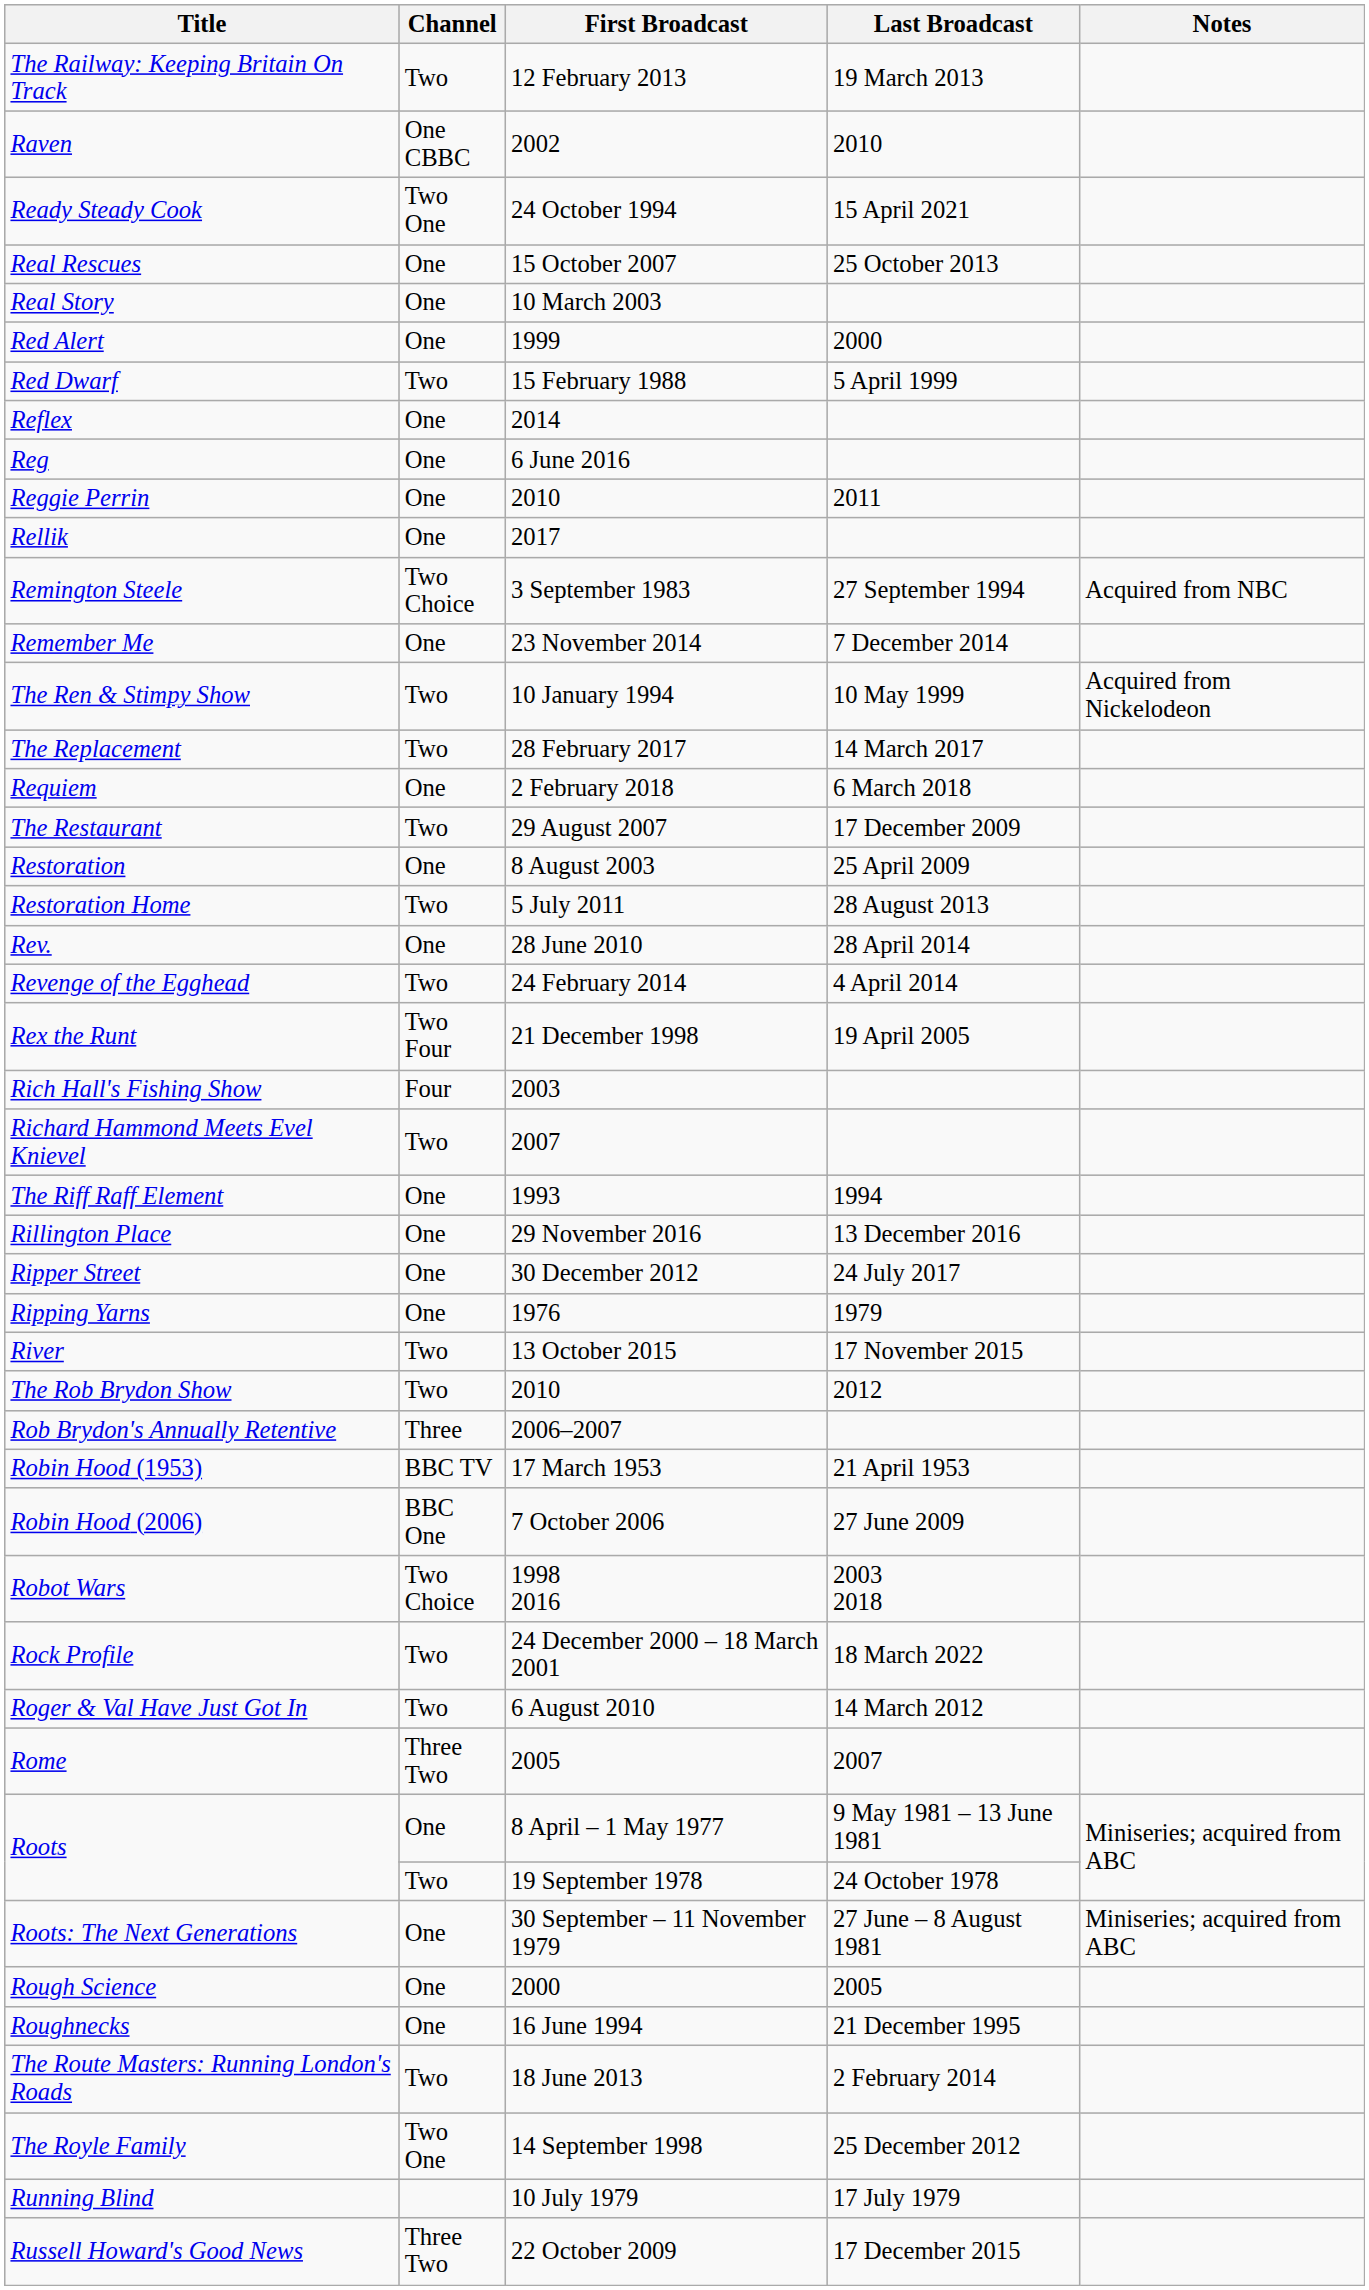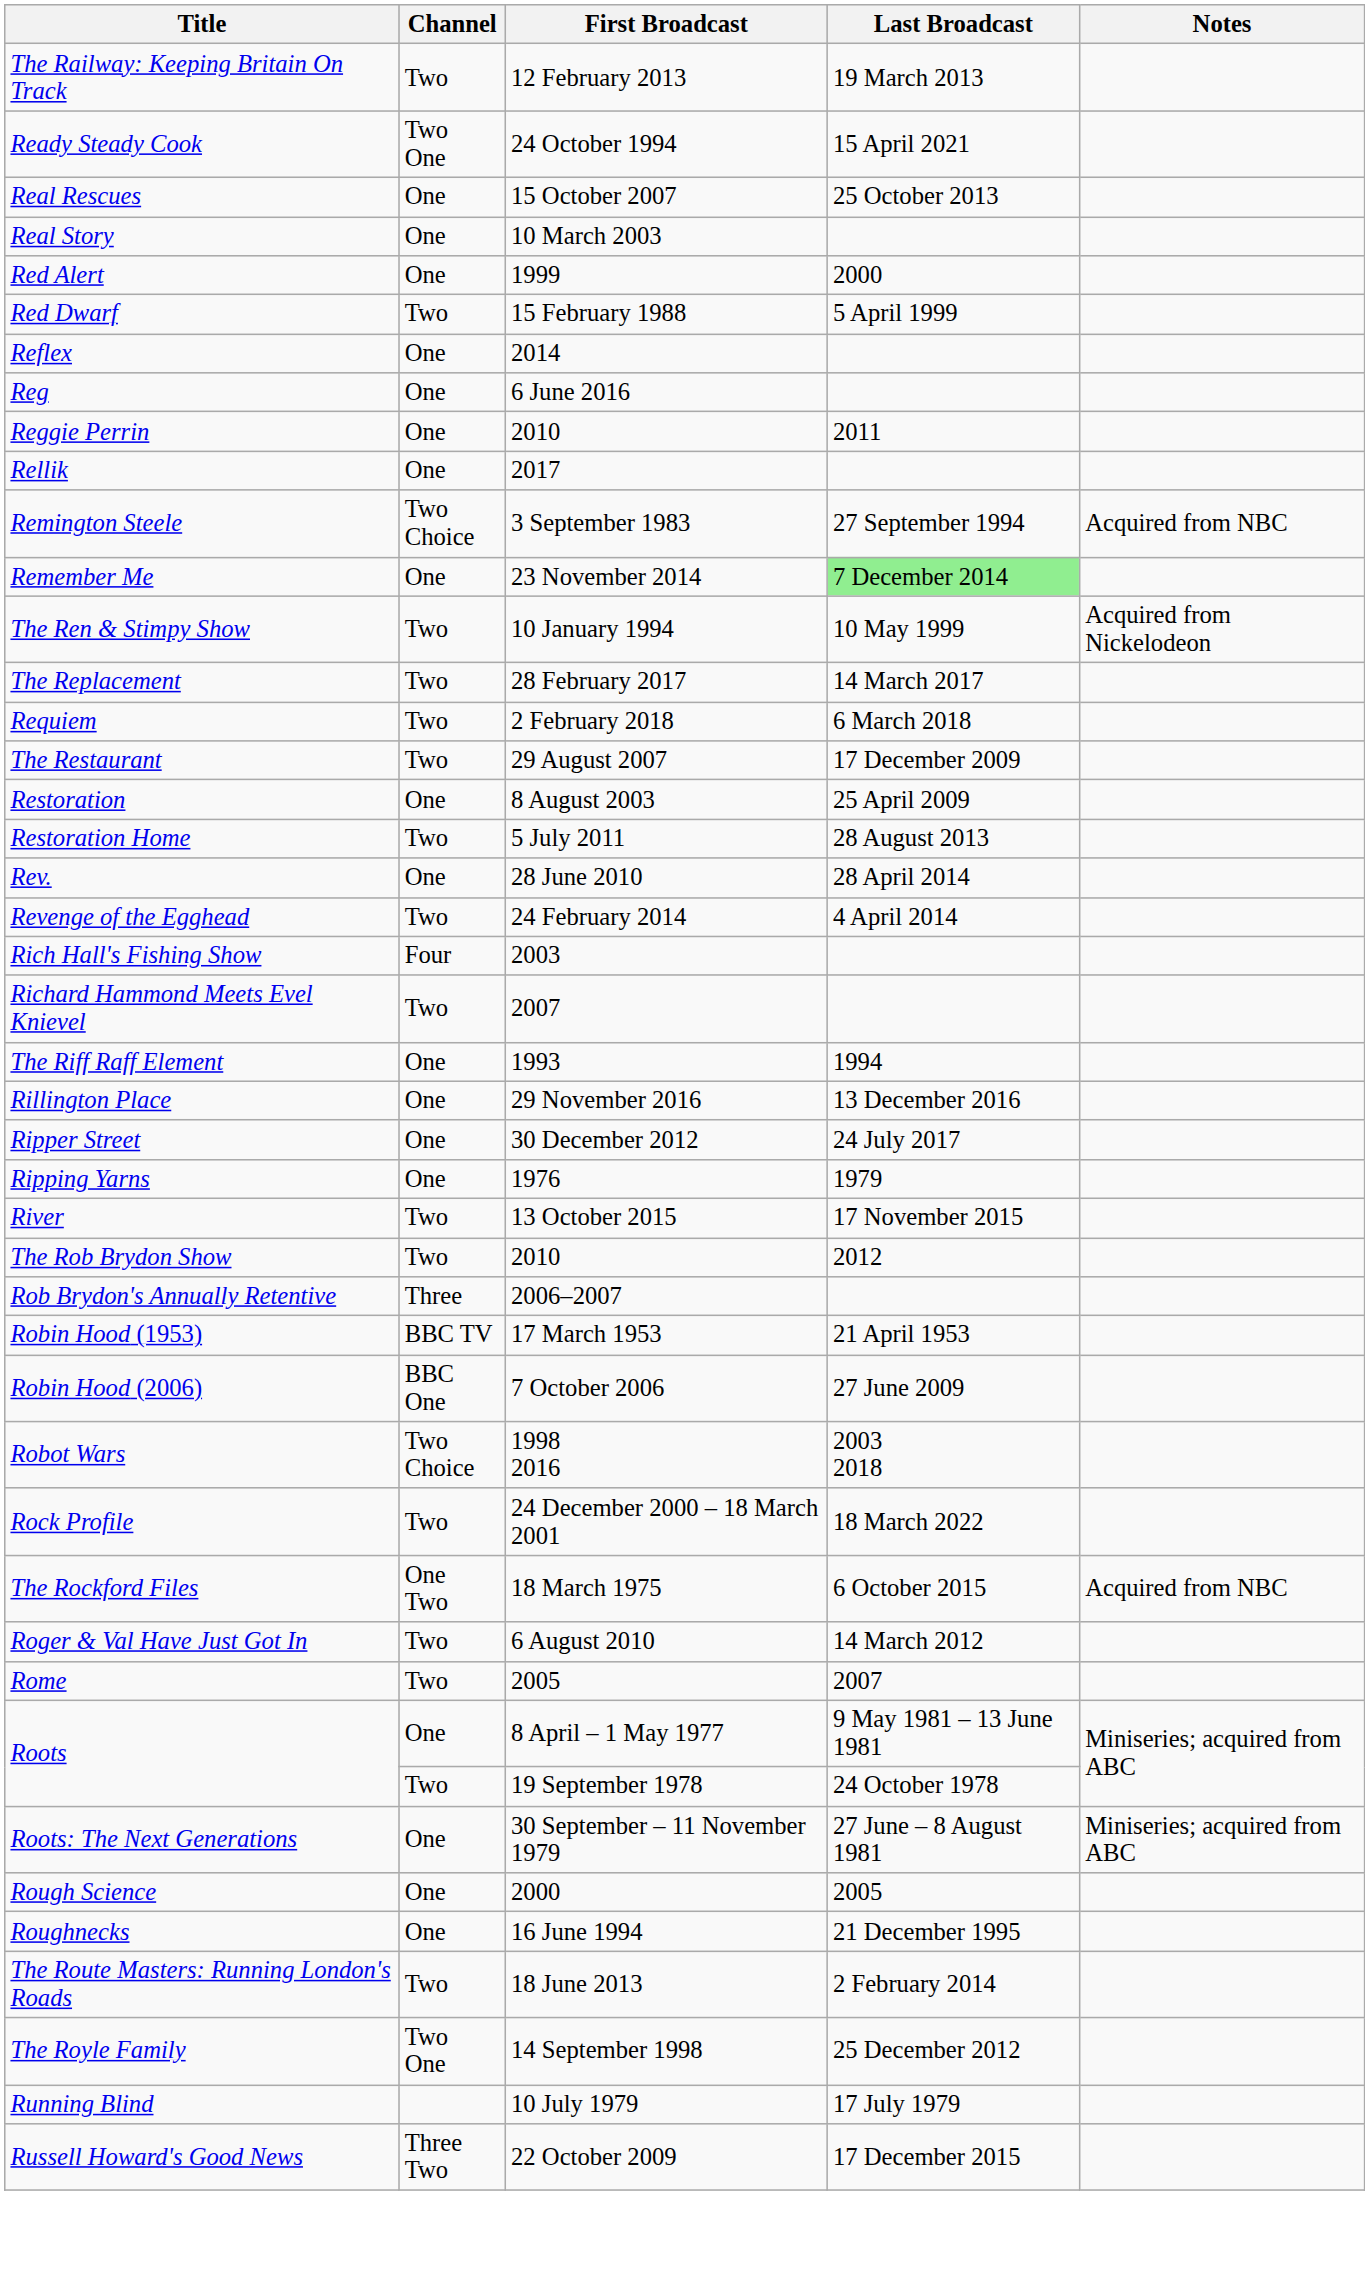- row: (41, 143)
(921, 642) no background -> (921, 576) lightgreen background
(425, 787) One -> (426, 721) Two
- row: (73, 1036)
+ row: (104, 1588)
(433, 1760) Three Two -> (426, 1680) Two
